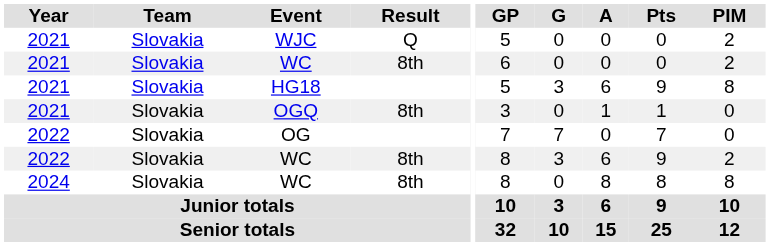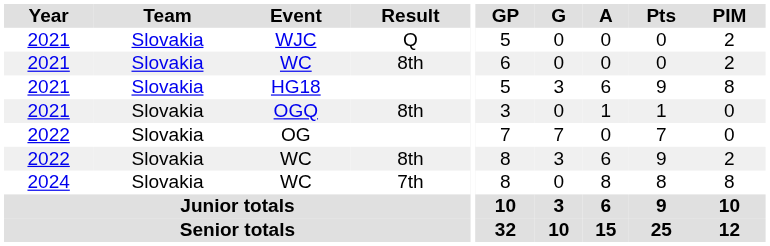(410, 182) 8th -> (410, 182) 7th
